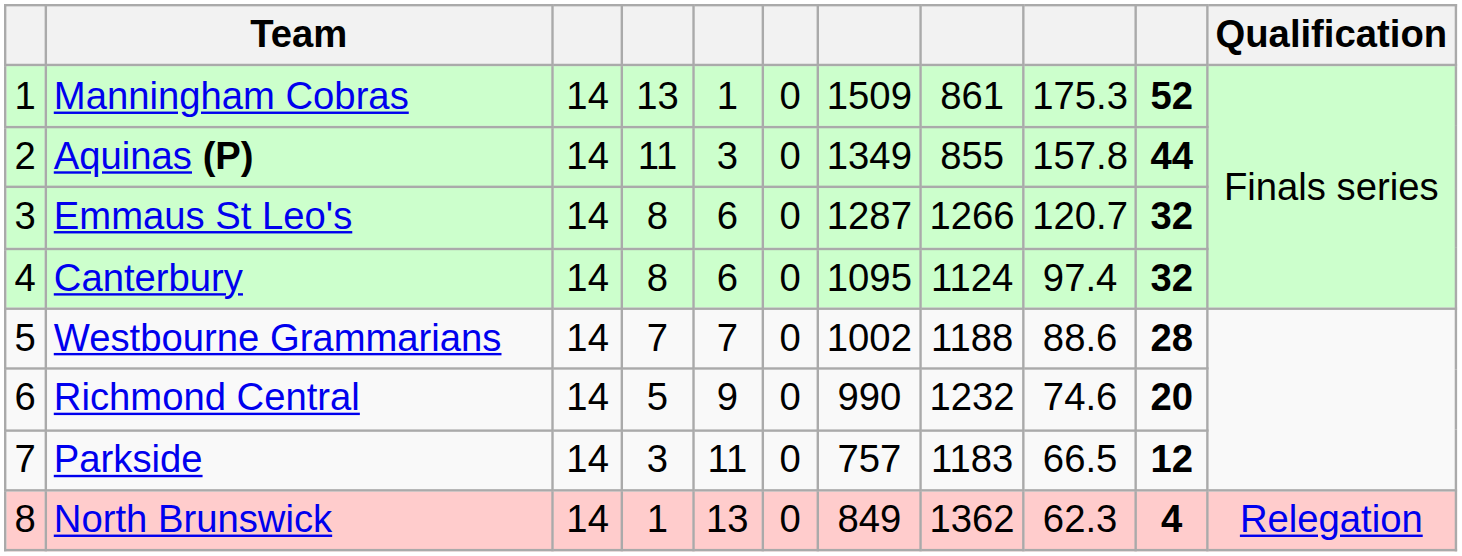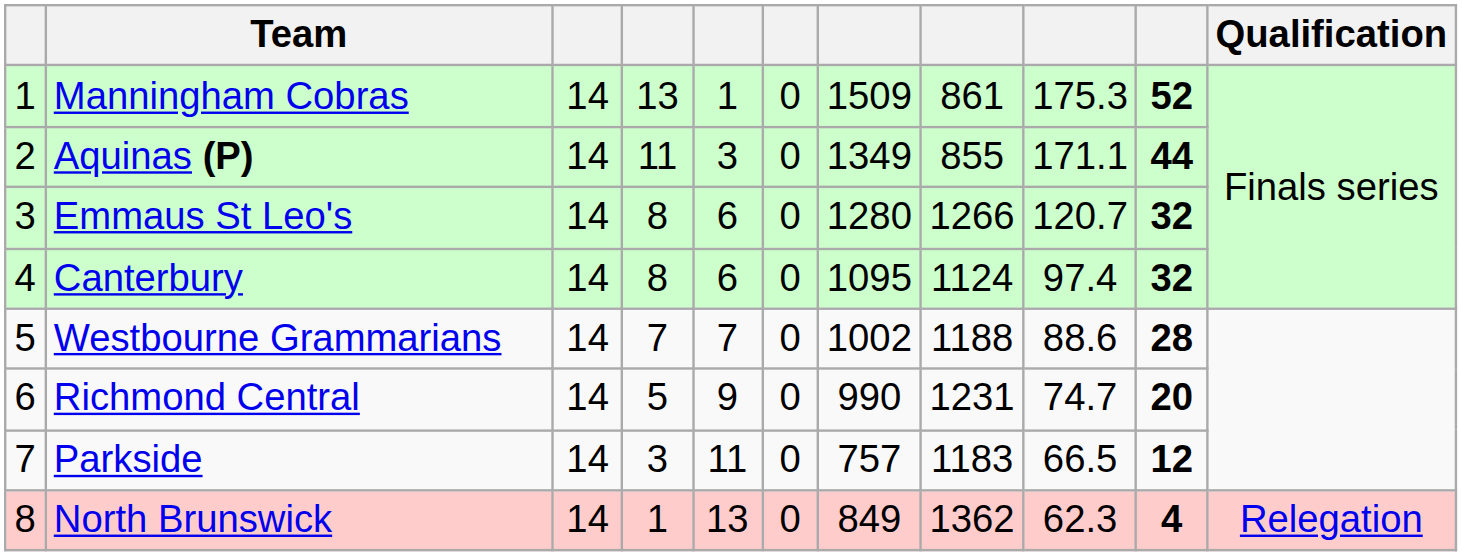(1080, 156) 157.8 -> (1080, 156) 171.1
(869, 216) 1287 -> (869, 216) 1280
(972, 398) 1232 -> (972, 398) 1231
(1080, 398) 74.6 -> (1080, 398) 74.7
